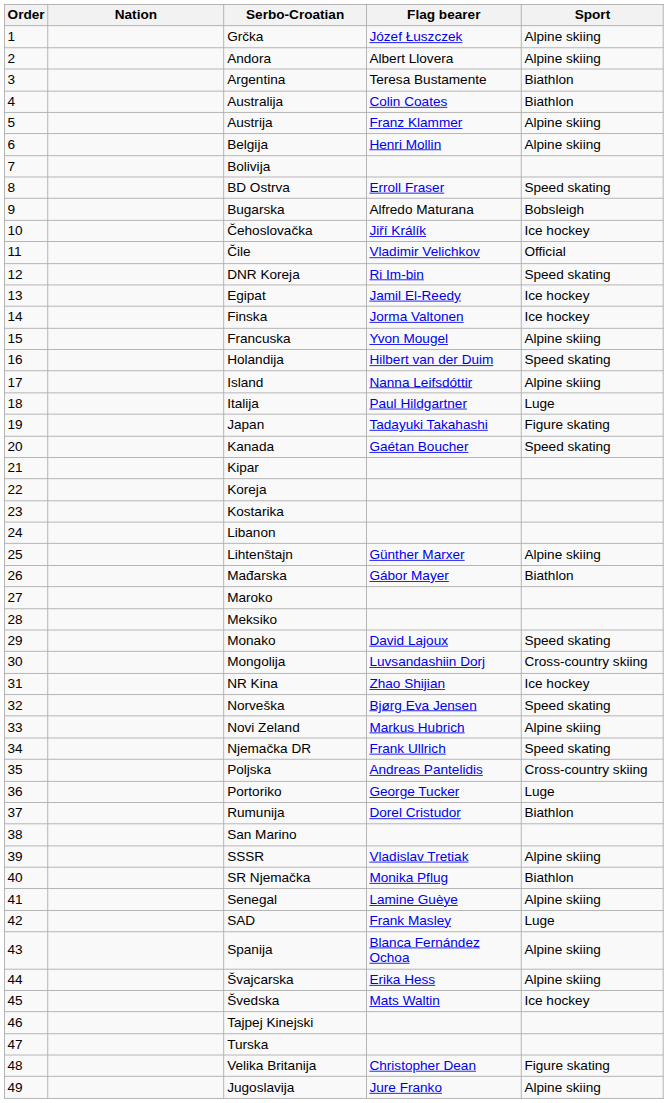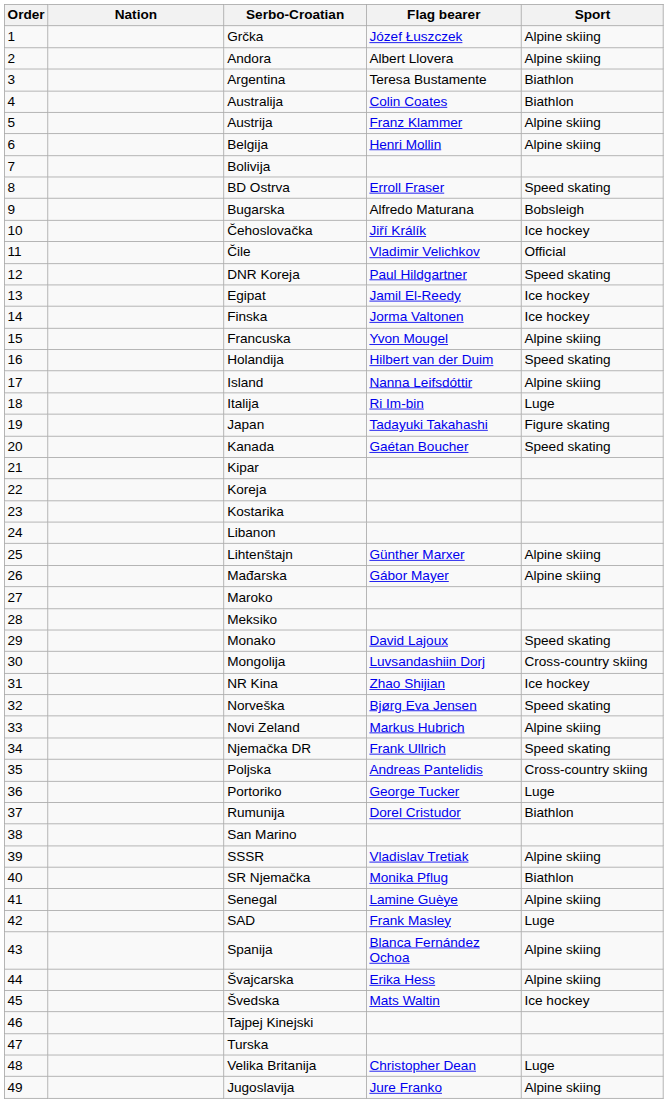(397, 274) Ri Im-bin -> (418, 274) Paul Hildgartner
(418, 403) Paul Hildgartner -> (397, 403) Ri Im-bin
(549, 576) Biathlon -> (563, 576) Alpine skiing
(567, 1065) Figure skating -> (540, 1065) Luge
